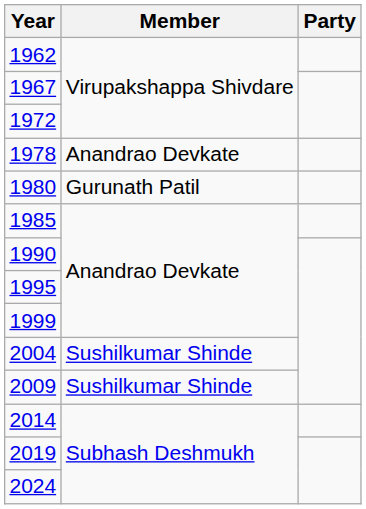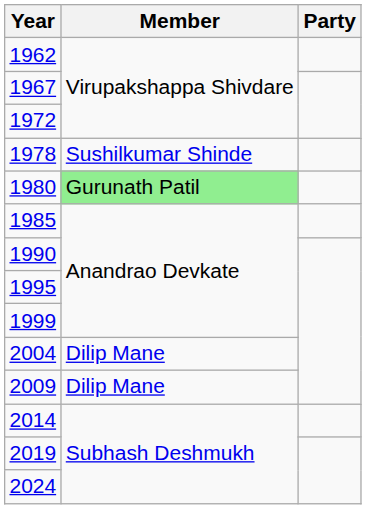(153, 154) Anandrao Devkate -> (159, 154) Sushilkumar Shinde
(133, 187) no background -> (133, 187) lightgreen background
(159, 353) Sushilkumar Shinde -> (115, 353) Dilip Mane
(159, 386) Sushilkumar Shinde -> (115, 386) Dilip Mane
